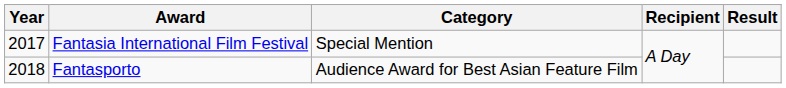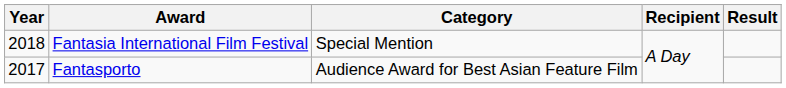(27, 43) 2017 -> (27, 43) 2018
(27, 69) 2018 -> (27, 69) 2017
